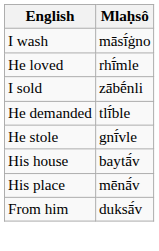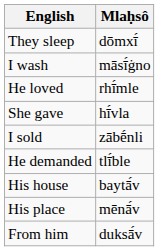+ row: (41, 40)
+ row: (36, 112)
- row: (33, 137)
